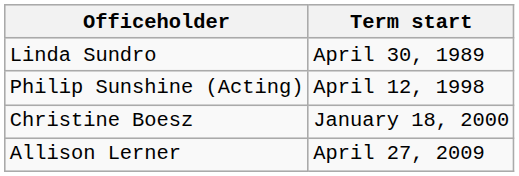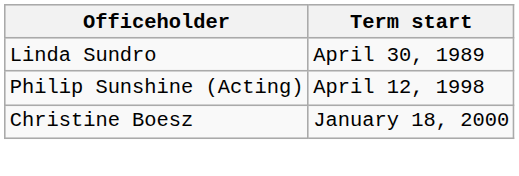- row: (95, 154)
